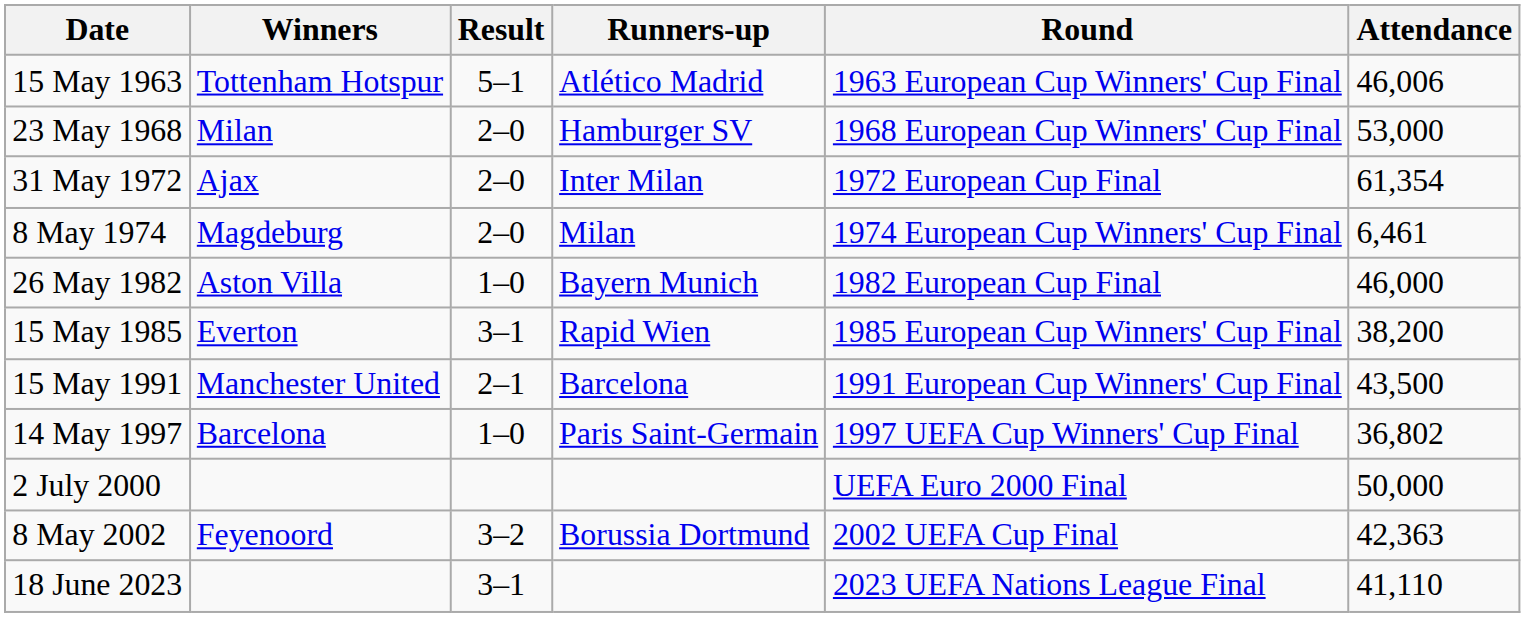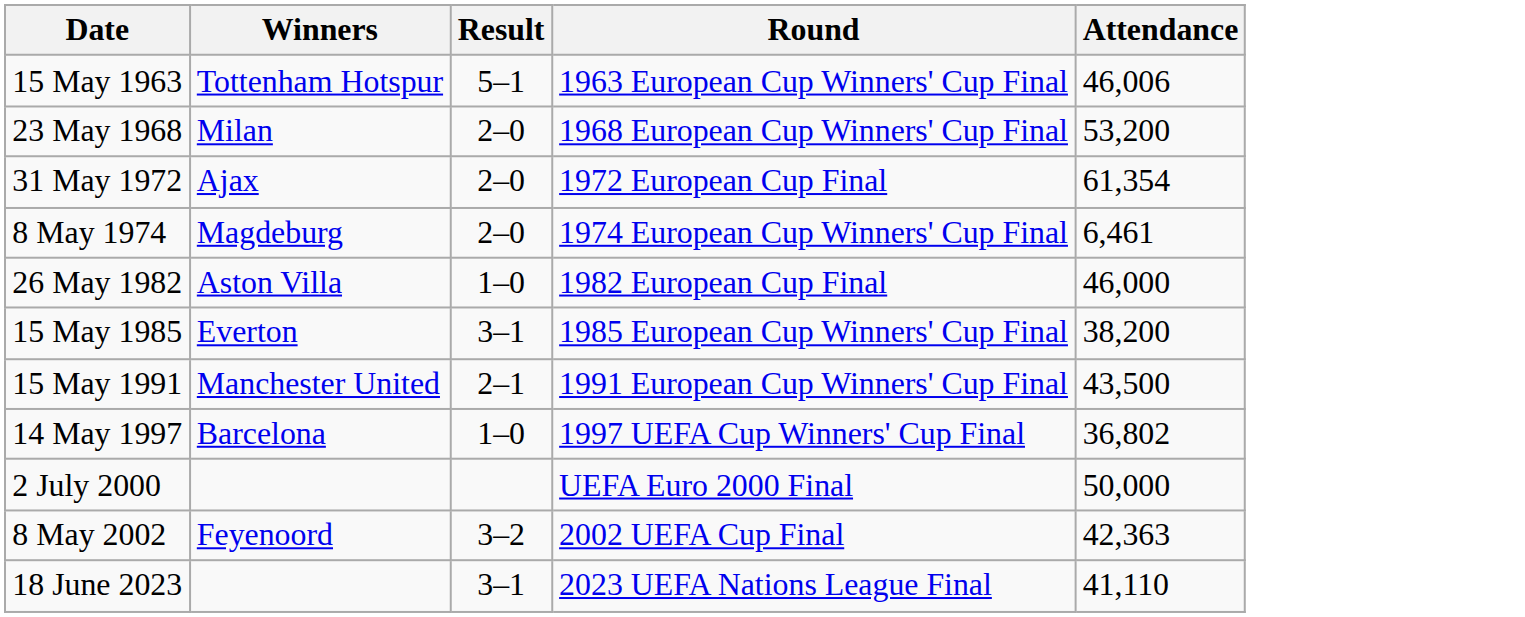- column: (689, 29)
(1400, 130) 53,000 -> (1126, 130) 53,200
